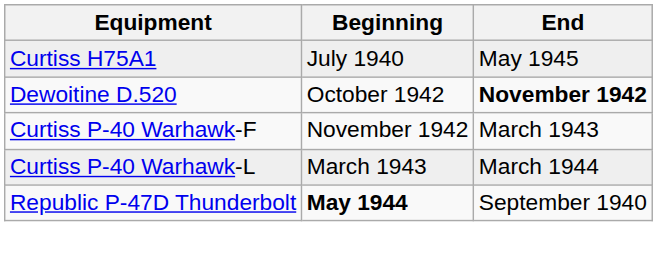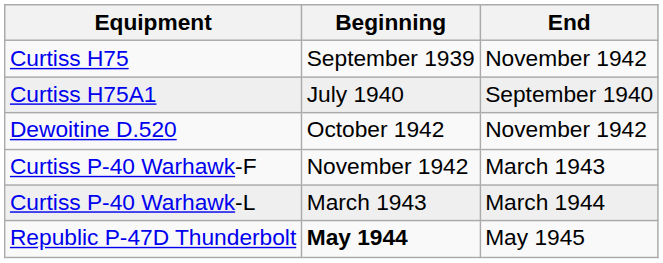+ row: (69, 58)
(529, 58) May 1945 -> (569, 94) September 1940
(563, 94) bold -> (566, 130) normal
(563, 202) September 1940 -> (535, 238) May 1945
